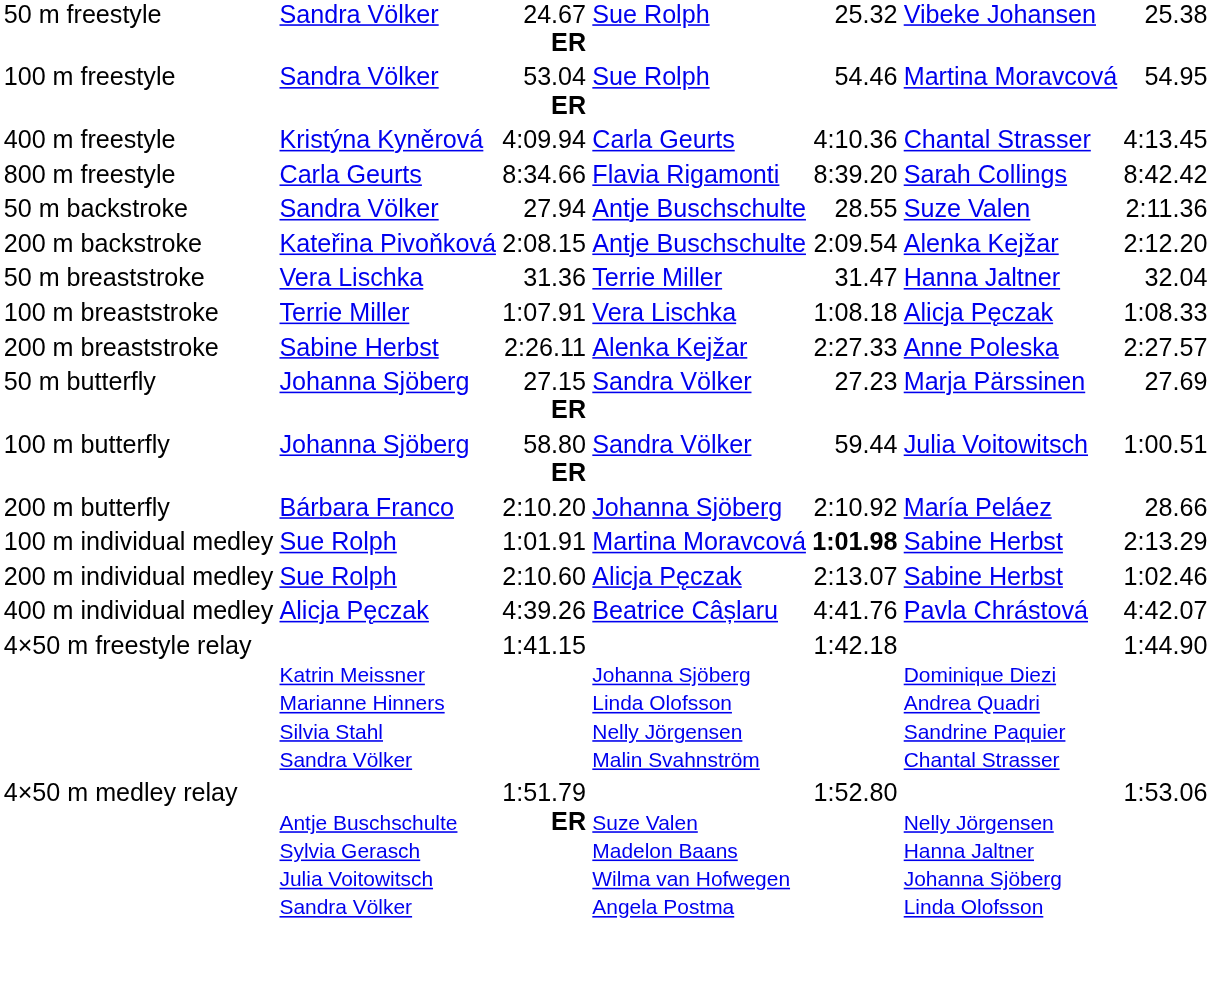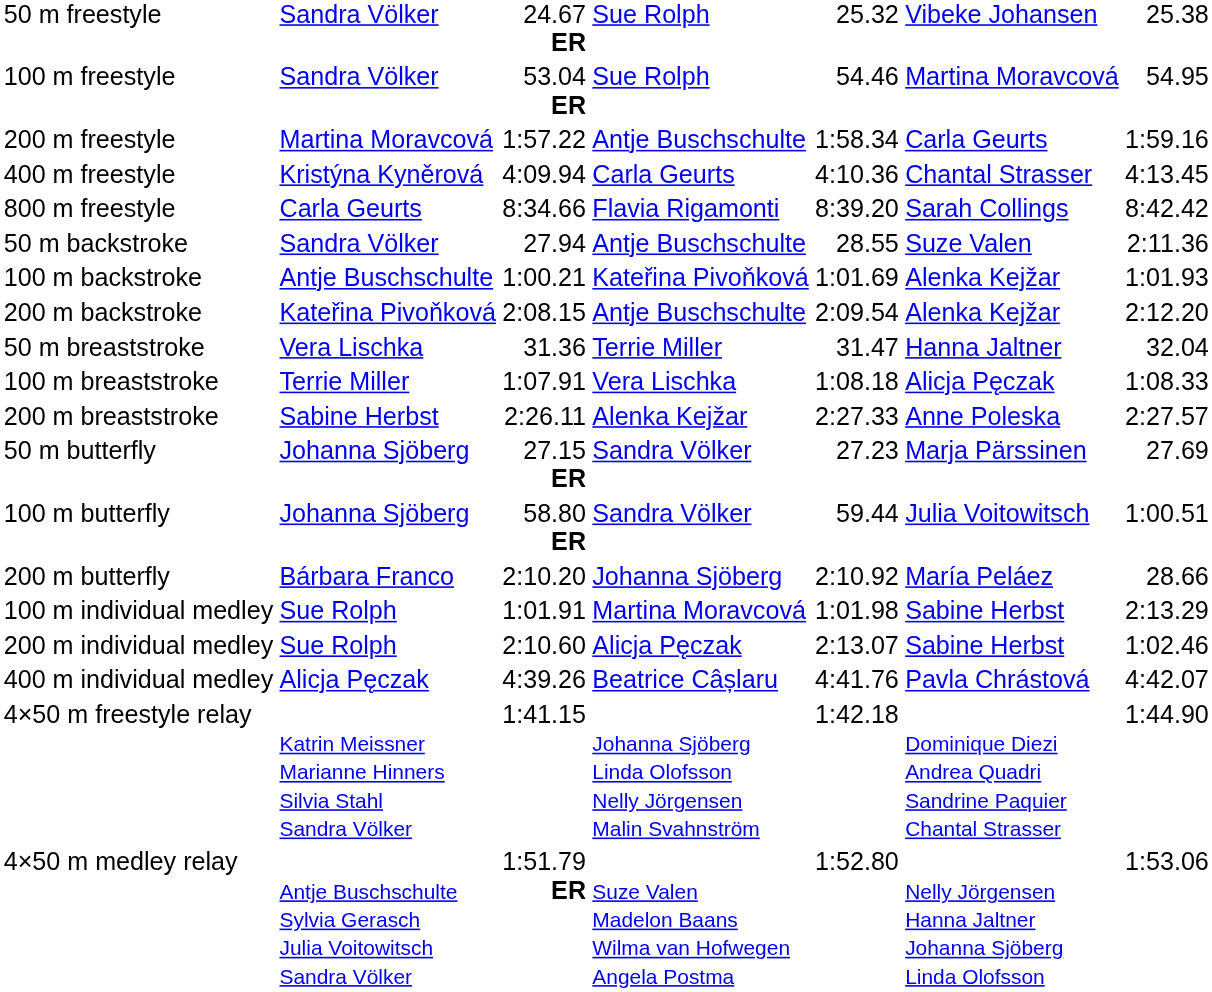+ row: (90, 140)
+ row: (103, 278)
(855, 542) bold -> (857, 611) normal
